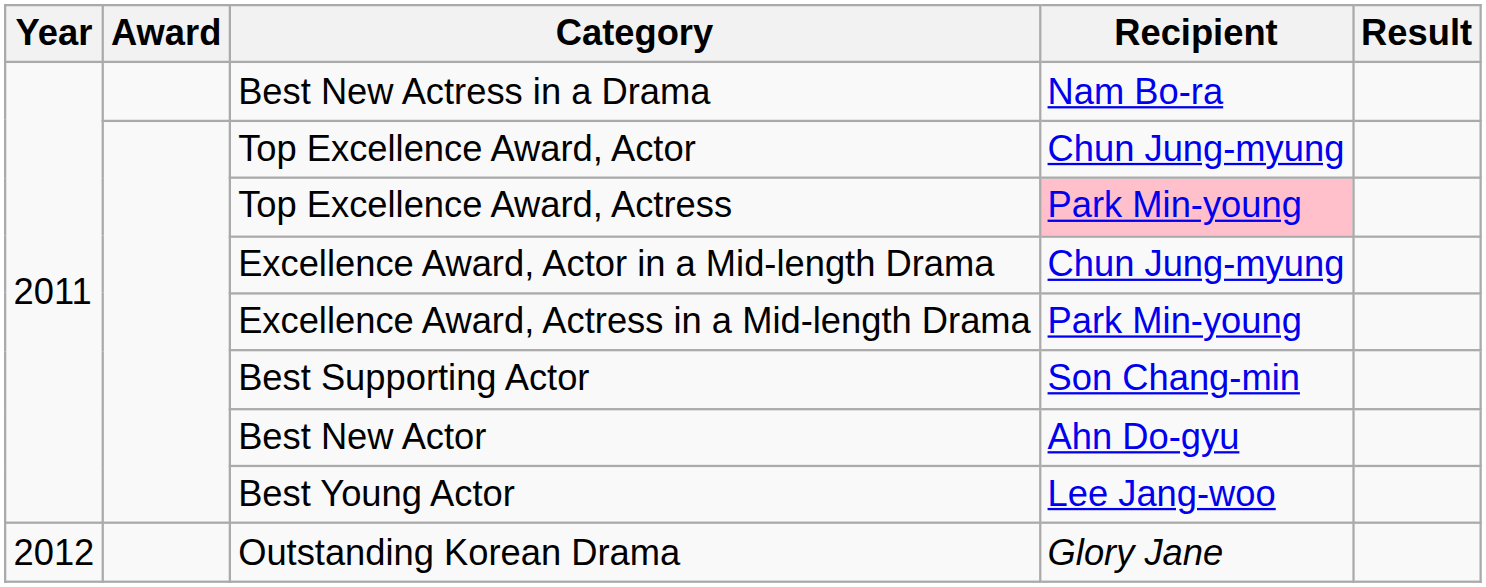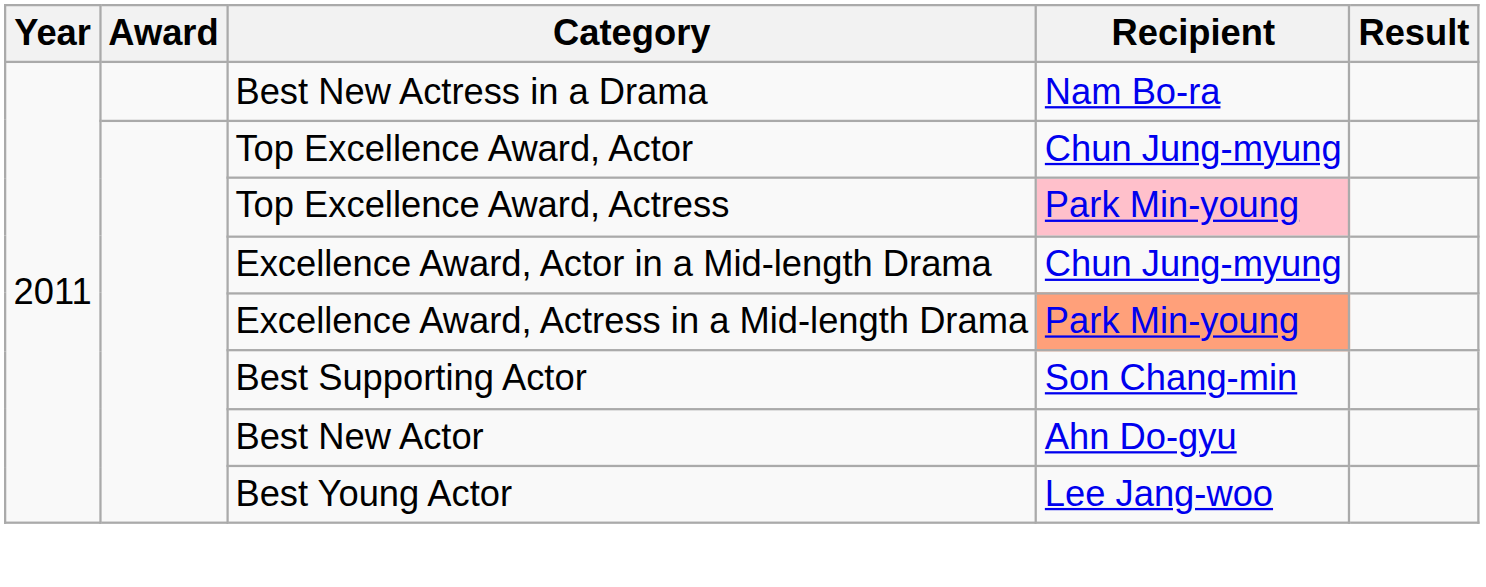(1175, 321) no background -> (1172, 321) lightsalmon background
- row: (459, 551)
